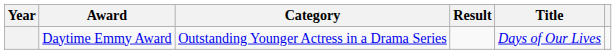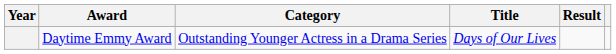columns swapped: (550, 15) <-> (472, 15)
